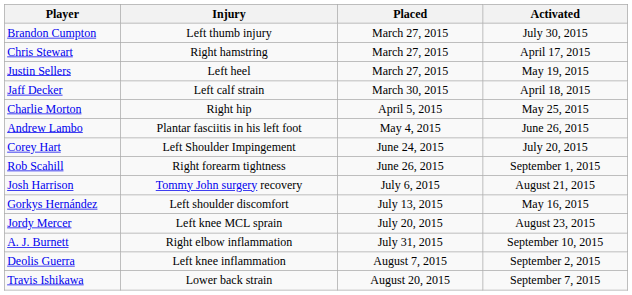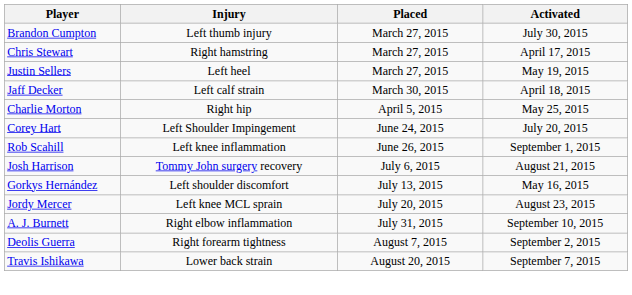- row: (45, 128)
(229, 166) Right forearm tightness -> (229, 147) Left knee inflammation
(229, 261) Left knee inflammation -> (229, 242) Right forearm tightness
